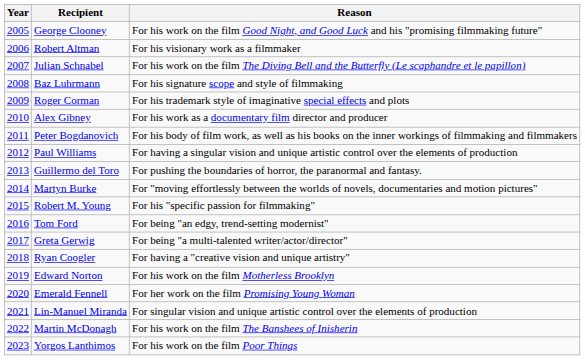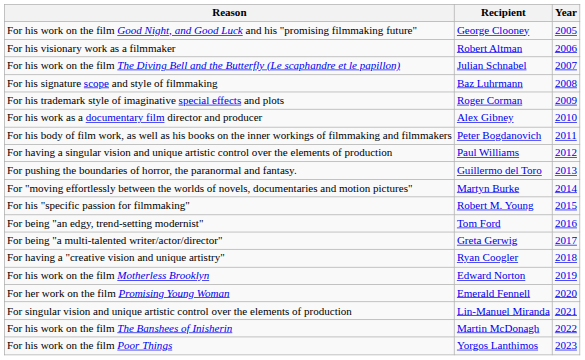columns swapped: (18, 13) <-> (354, 13)
